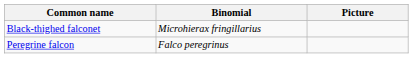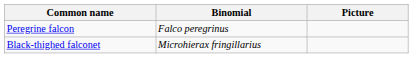rows swapped: (53, 28) <-> (40, 45)
